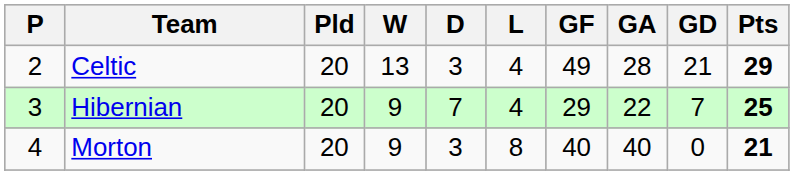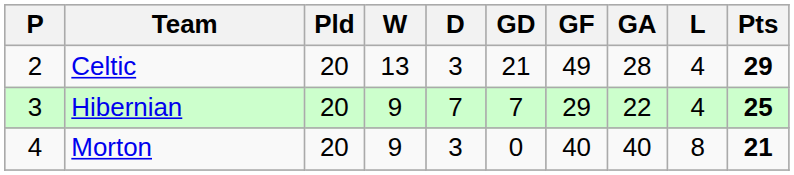columns swapped: (516, 25) <-> (698, 25)
